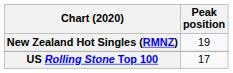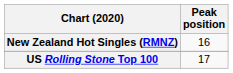(204, 42) 19 -> (204, 42) 16
